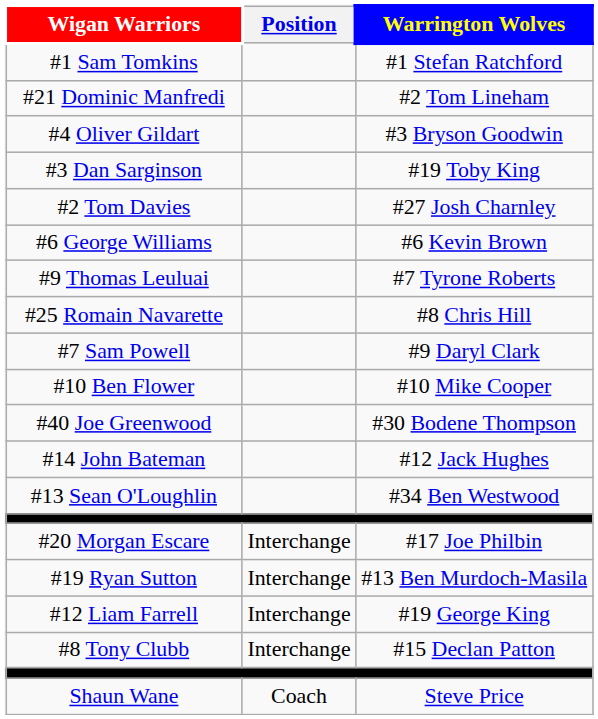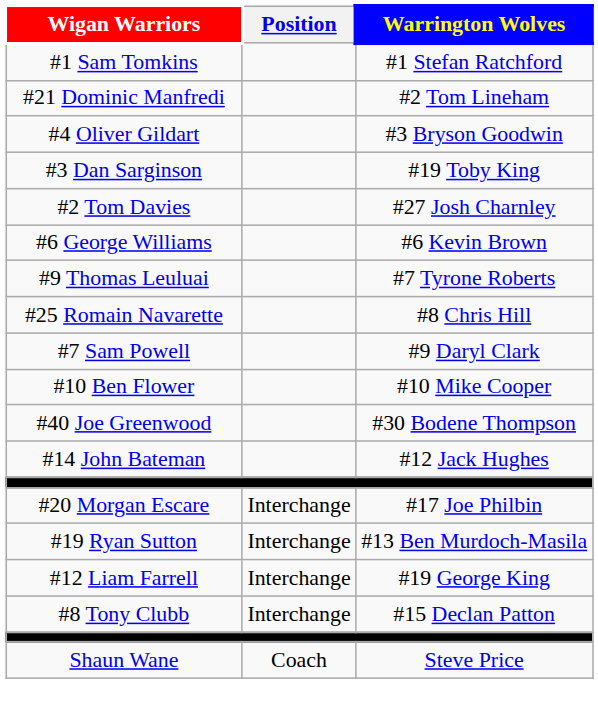- row: (124, 495)
